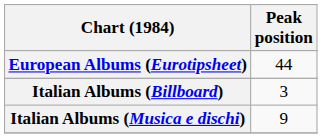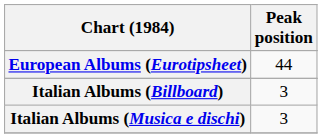(284, 118) 9 -> (284, 118) 3
